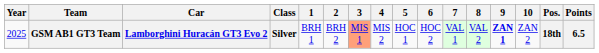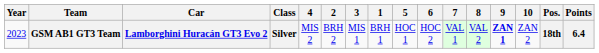columns swapped: (311, 12) <-> (381, 12)
(16, 34) 2025 -> (16, 34) 2023
(359, 34) lightsalmon background -> (357, 34) no background
(579, 34) 6.5 -> (579, 34) 6.4
